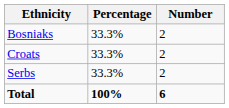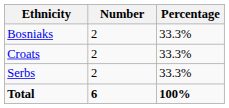columns swapped: (190, 14) <-> (122, 14)
